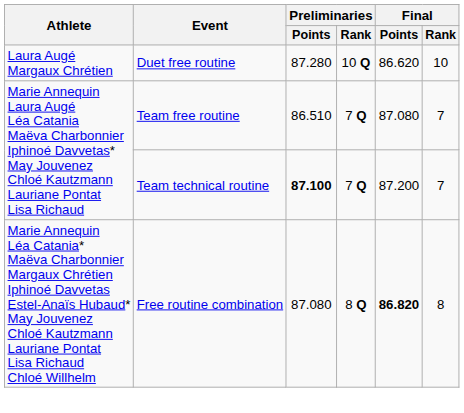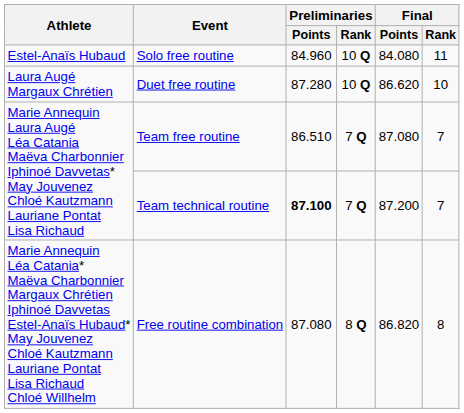+ row: (185, 56)
(399, 304) bold -> (399, 325) normal
